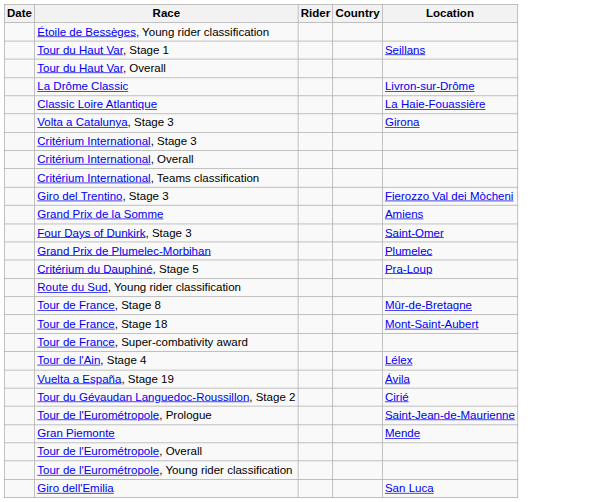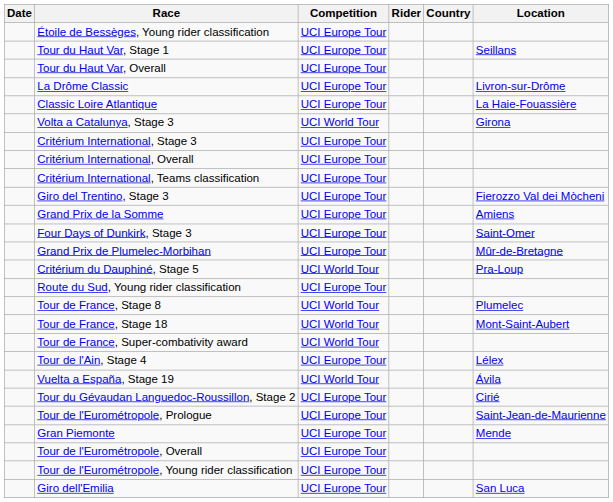+ column: (343, 13)
(409, 251) Plumelec -> (519, 251) Mûr-de-Bretagne
(428, 305) Mûr-de-Bretagne -> (500, 305) Plumelec
